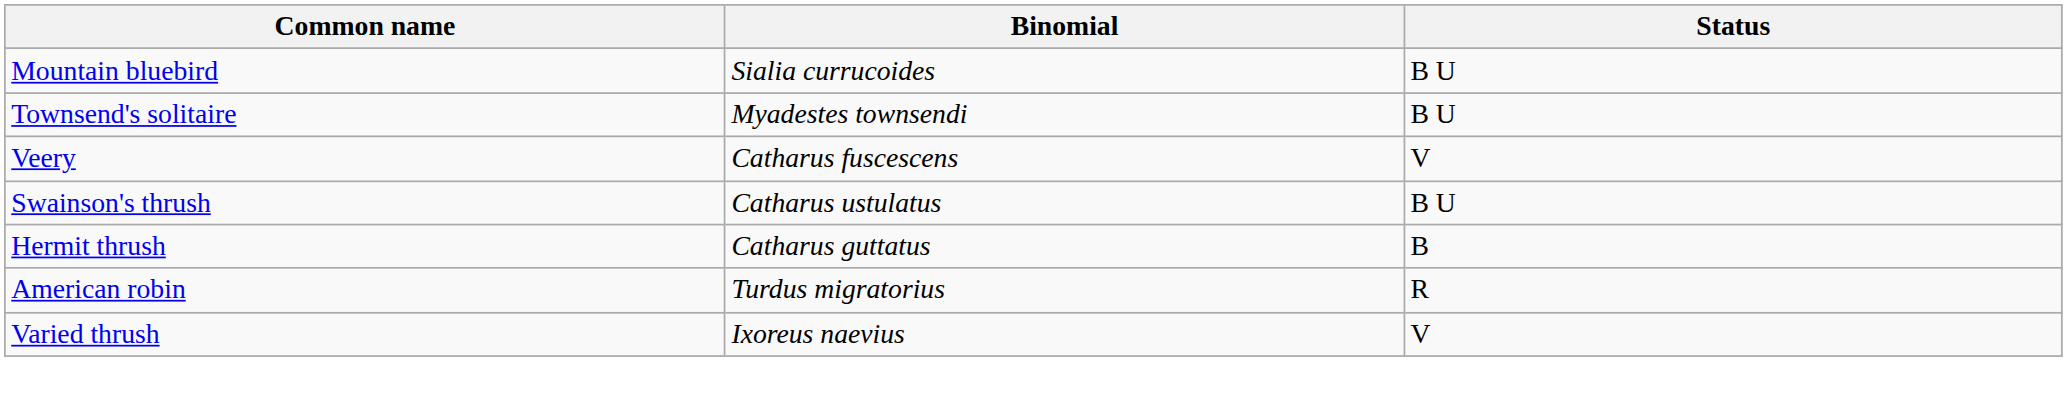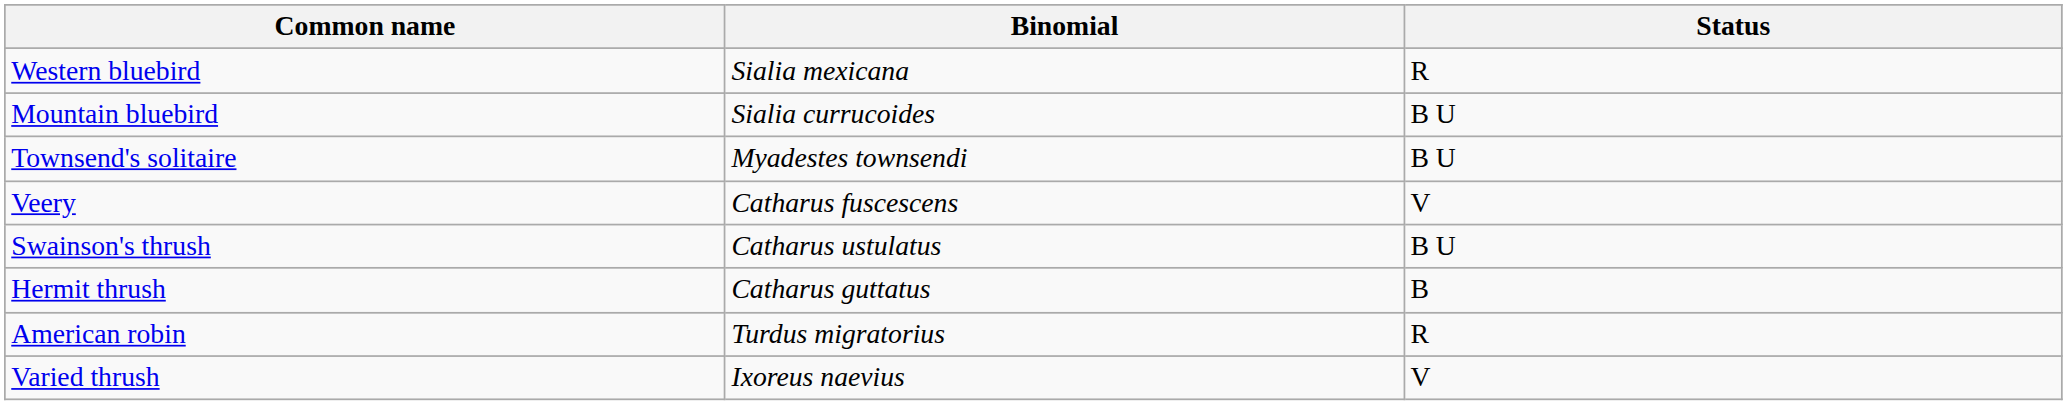+ row: (106, 70)
